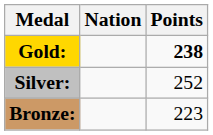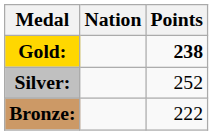(188, 113) 223 -> (188, 113) 222
